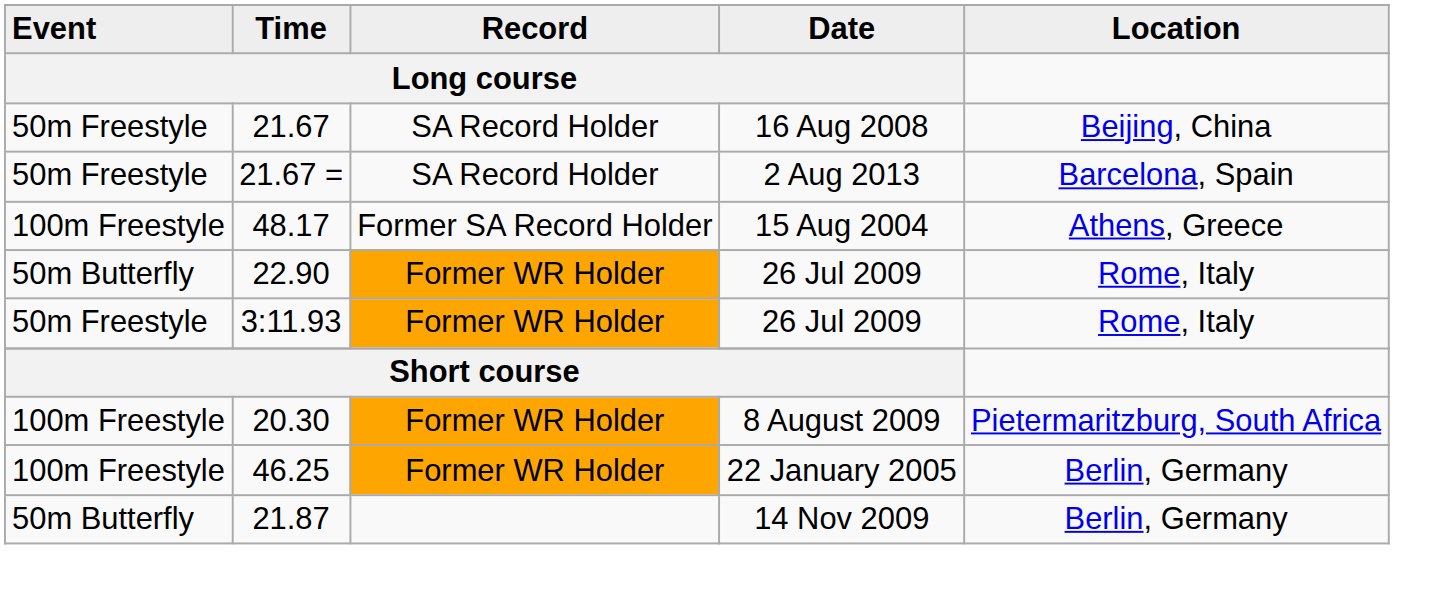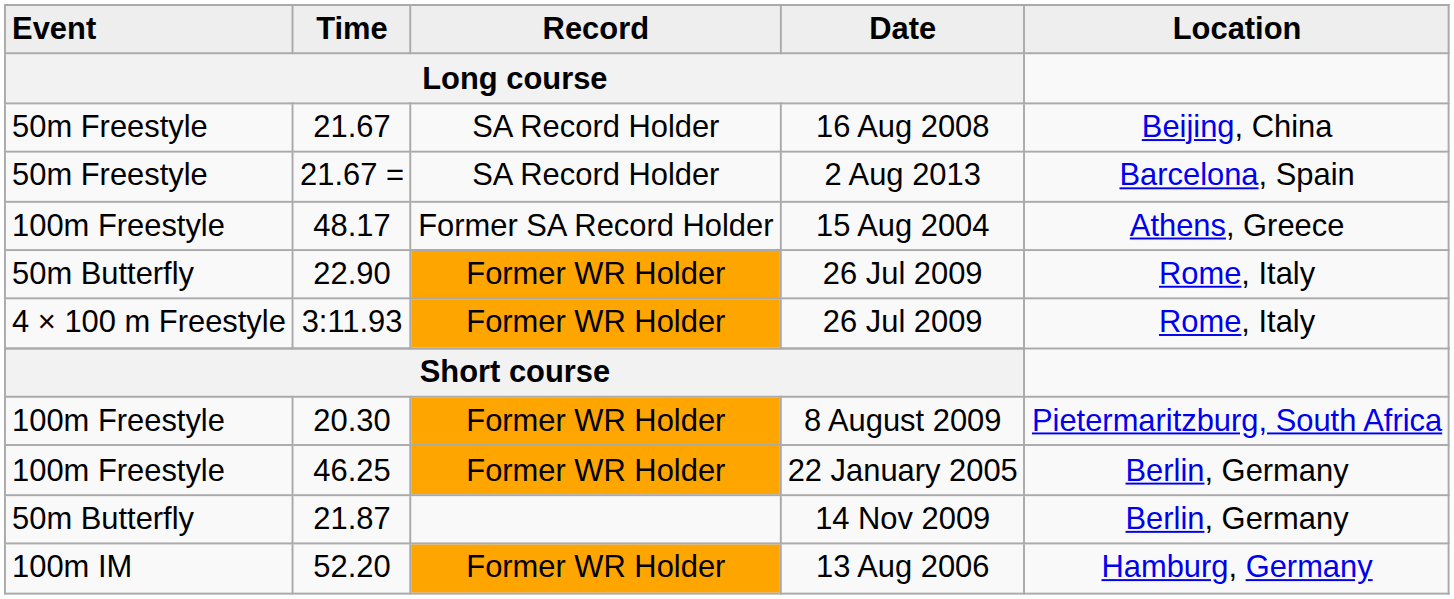(110, 322) 50m Freestyle -> (149, 322) 4 × 100 m Freestyle
+ row: (352, 567)
